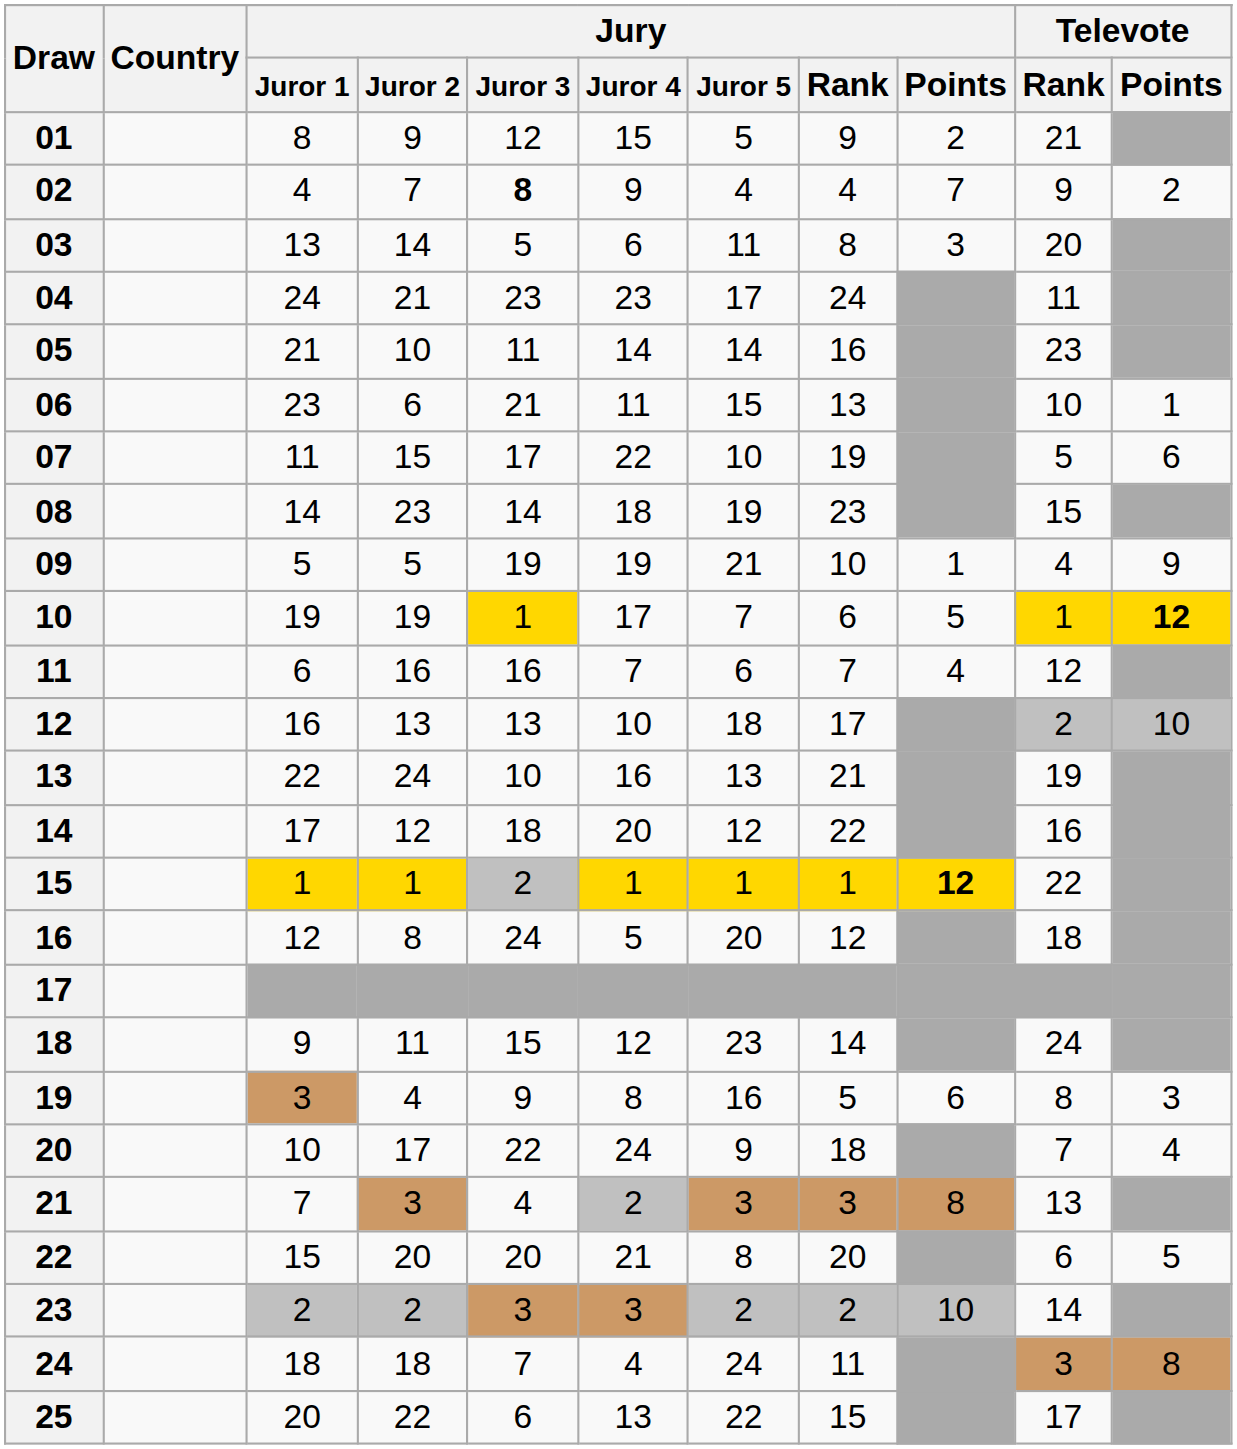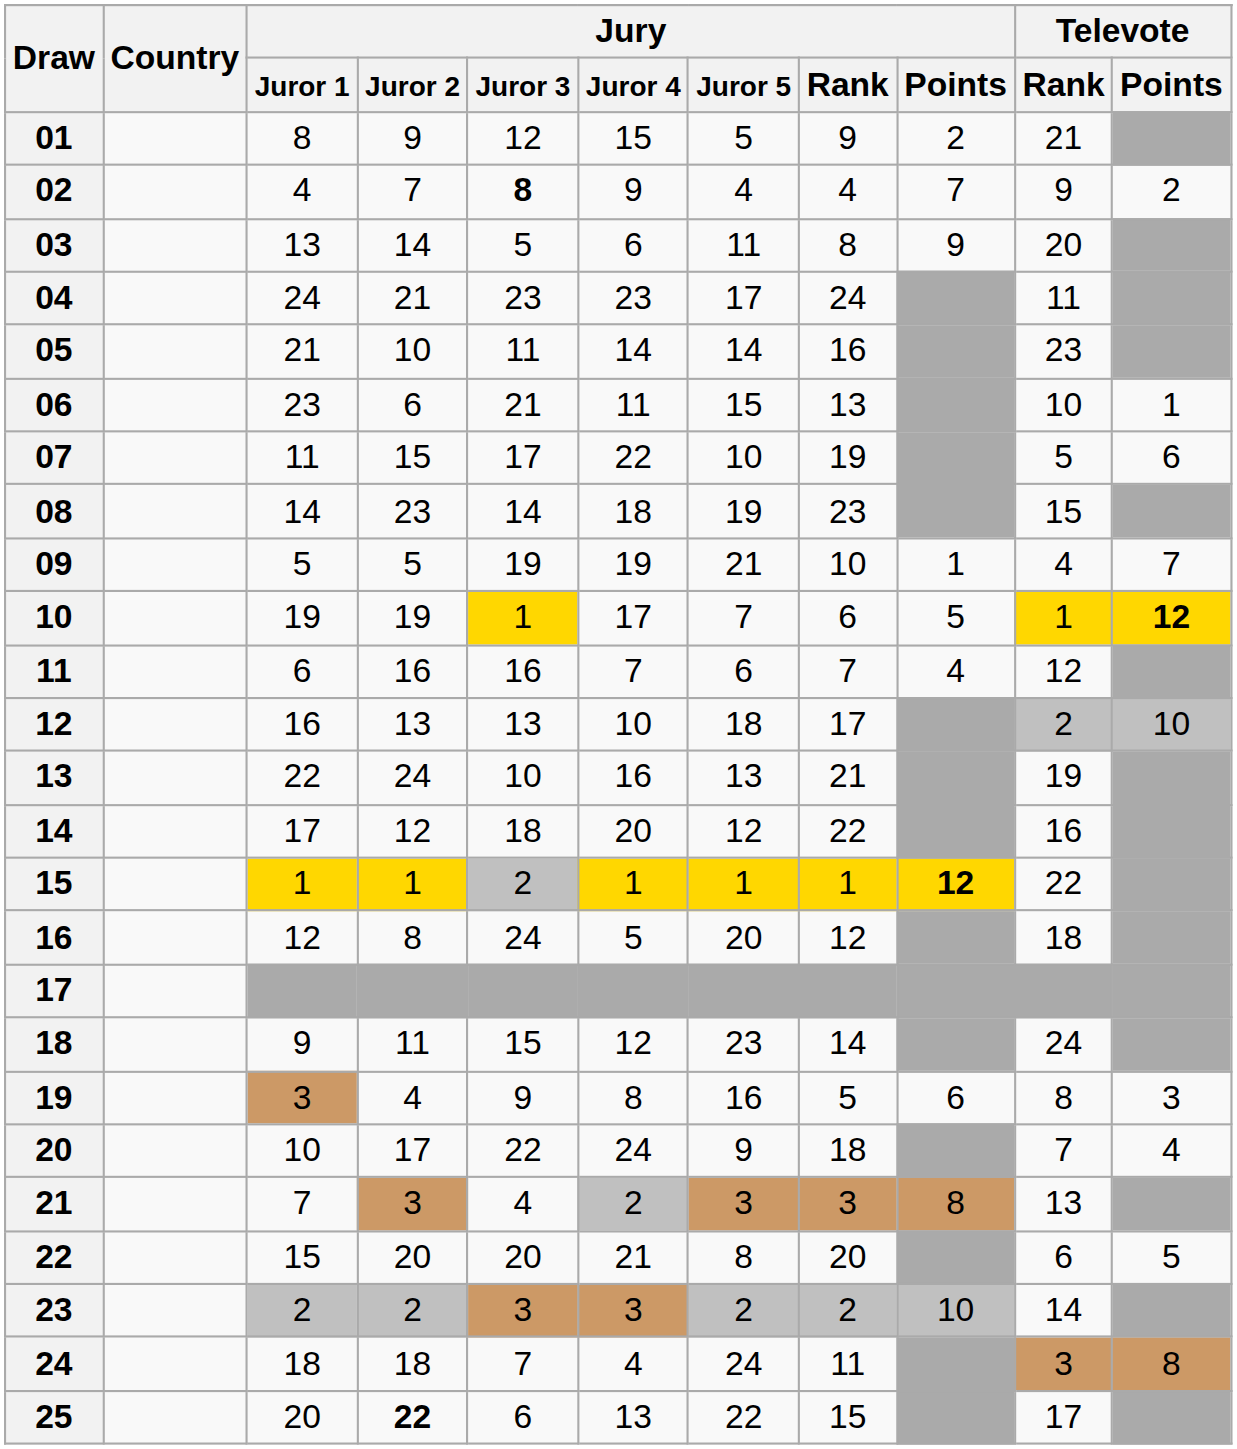(956, 244) 3 -> (956, 244) 9
(1171, 564) 9 -> (1171, 564) 7
(413, 1416) normal -> (413, 1416) bold
